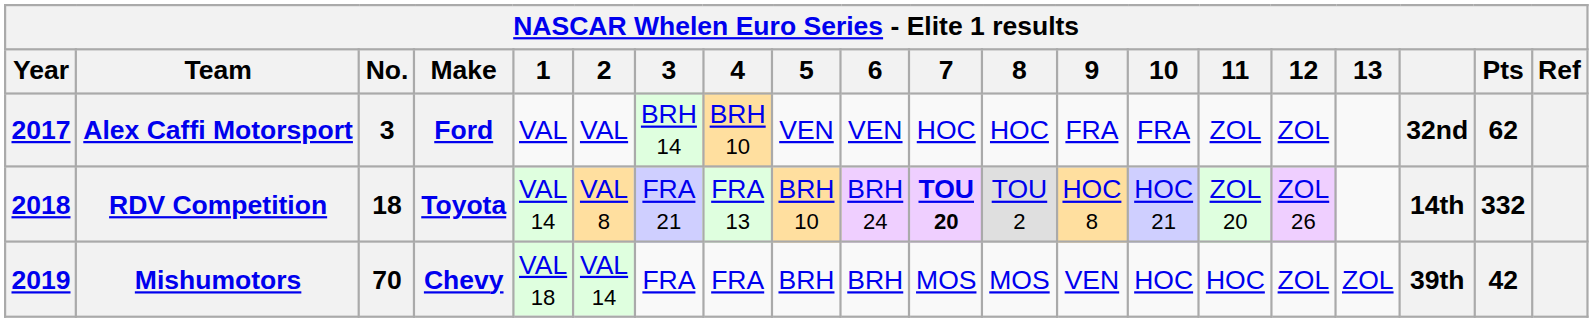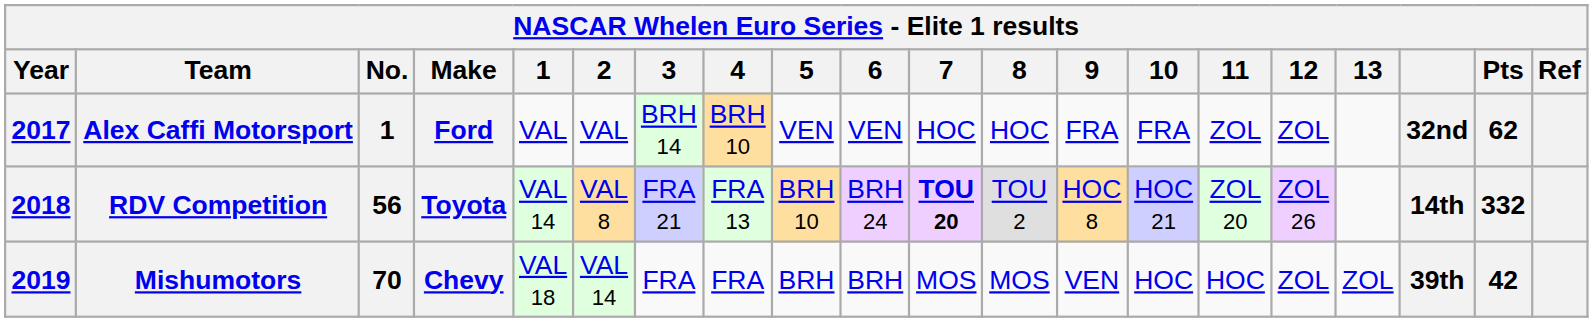(387, 130) 3 -> (387, 130) 1
(387, 205) 18 -> (387, 205) 56
